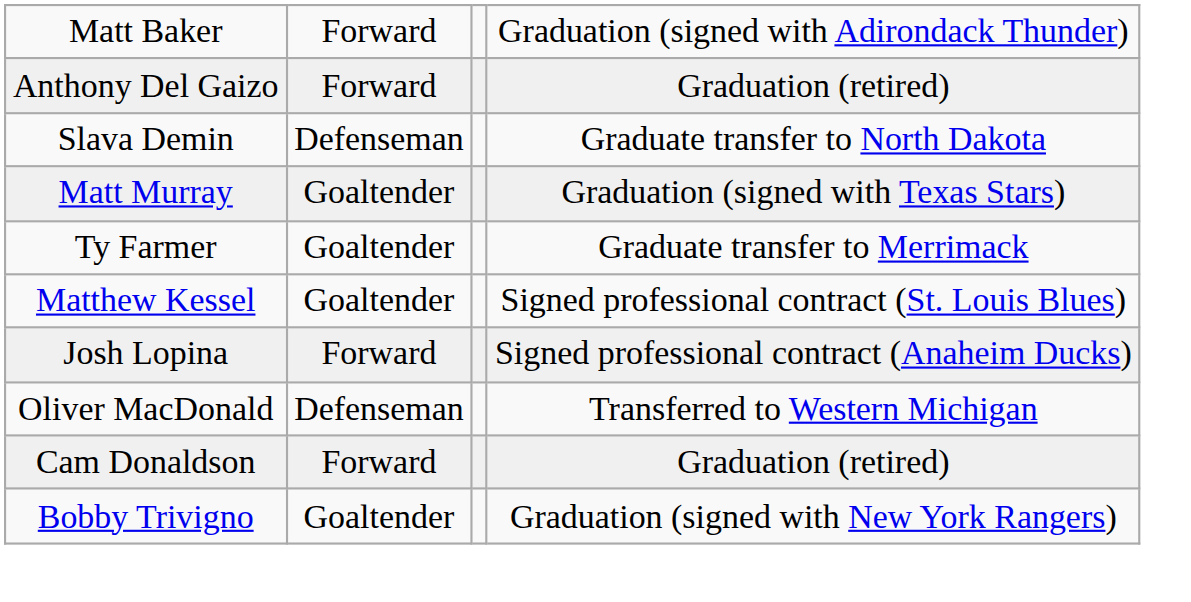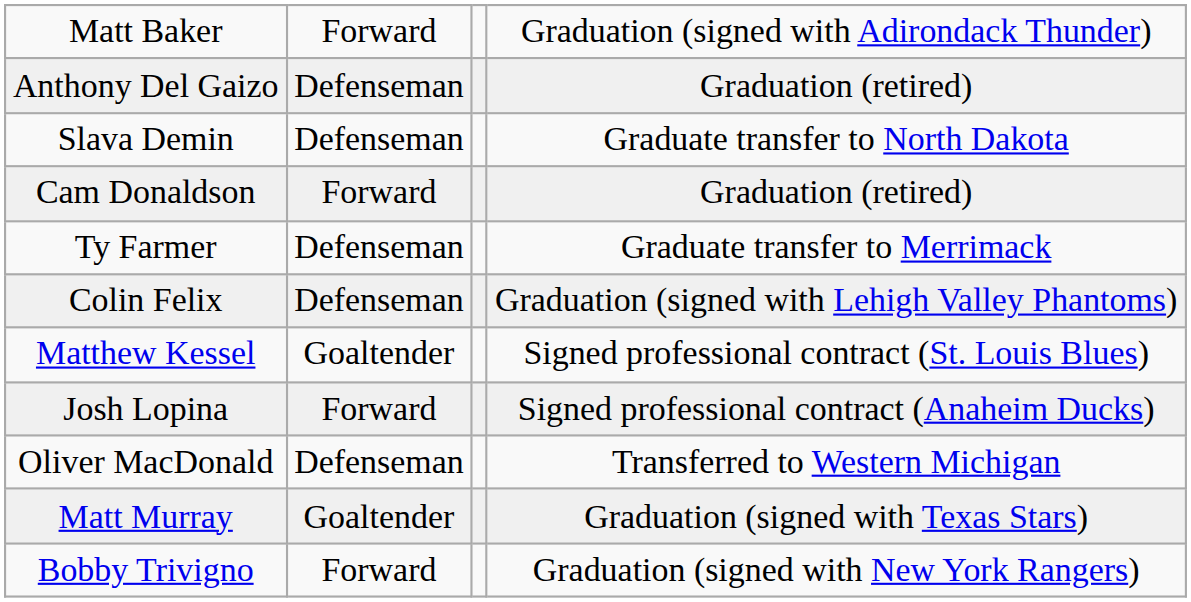(379, 85) Forward -> (379, 85) Defenseman
rows swapped: (146, 461) <-> (146, 192)
(379, 246) Goaltender -> (379, 246) Defenseman
+ row: (146, 300)
(379, 515) Goaltender -> (379, 569) Forward
